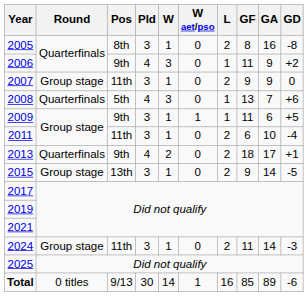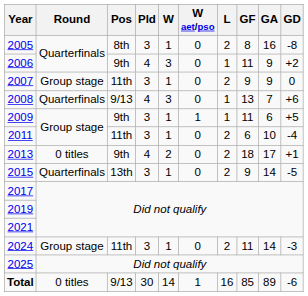(121, 99) 5th -> (121, 99) 9/13
(72, 154) Quarterfinals -> (72, 154) 0 titles
(72, 172) Group stage -> (72, 172) Quarterfinals
